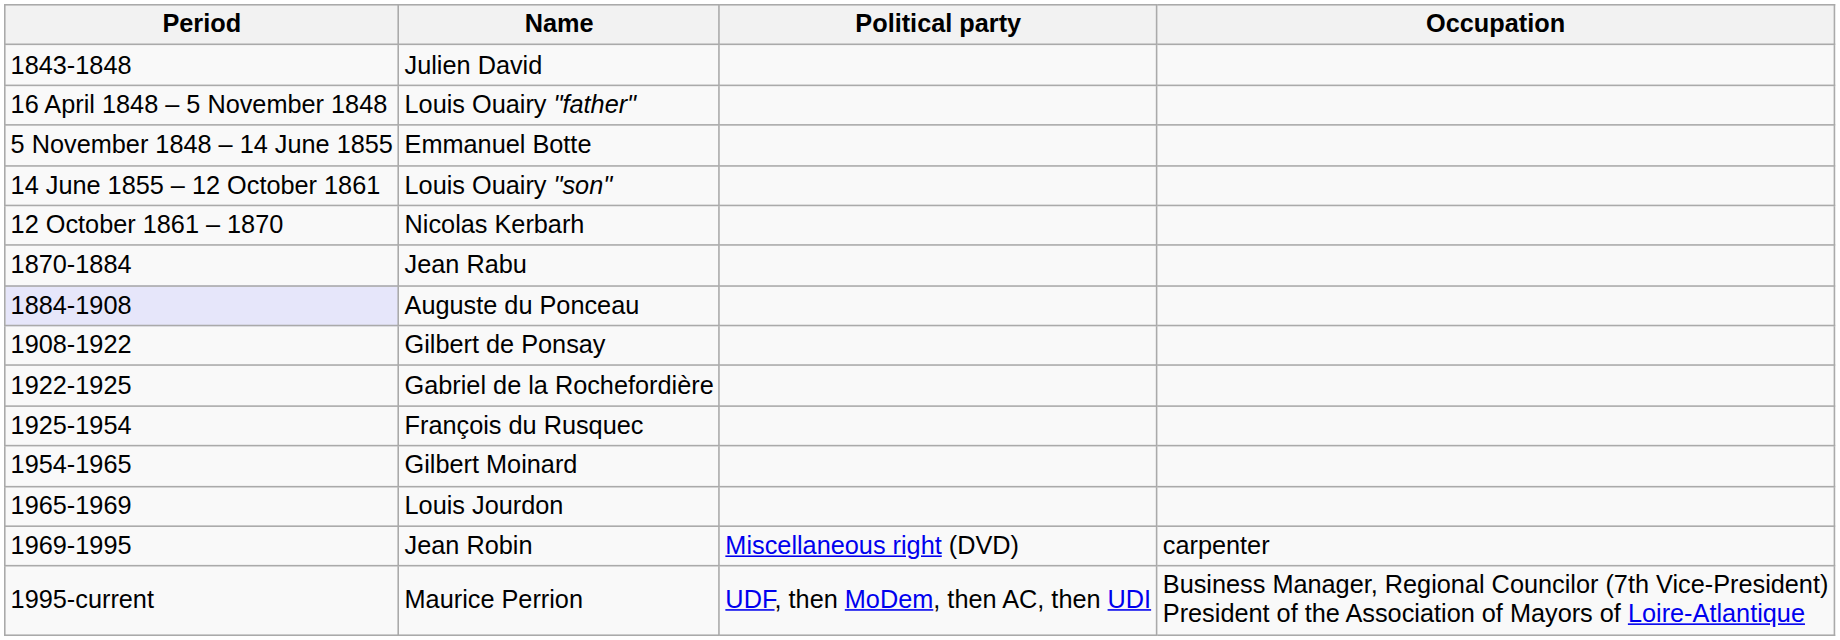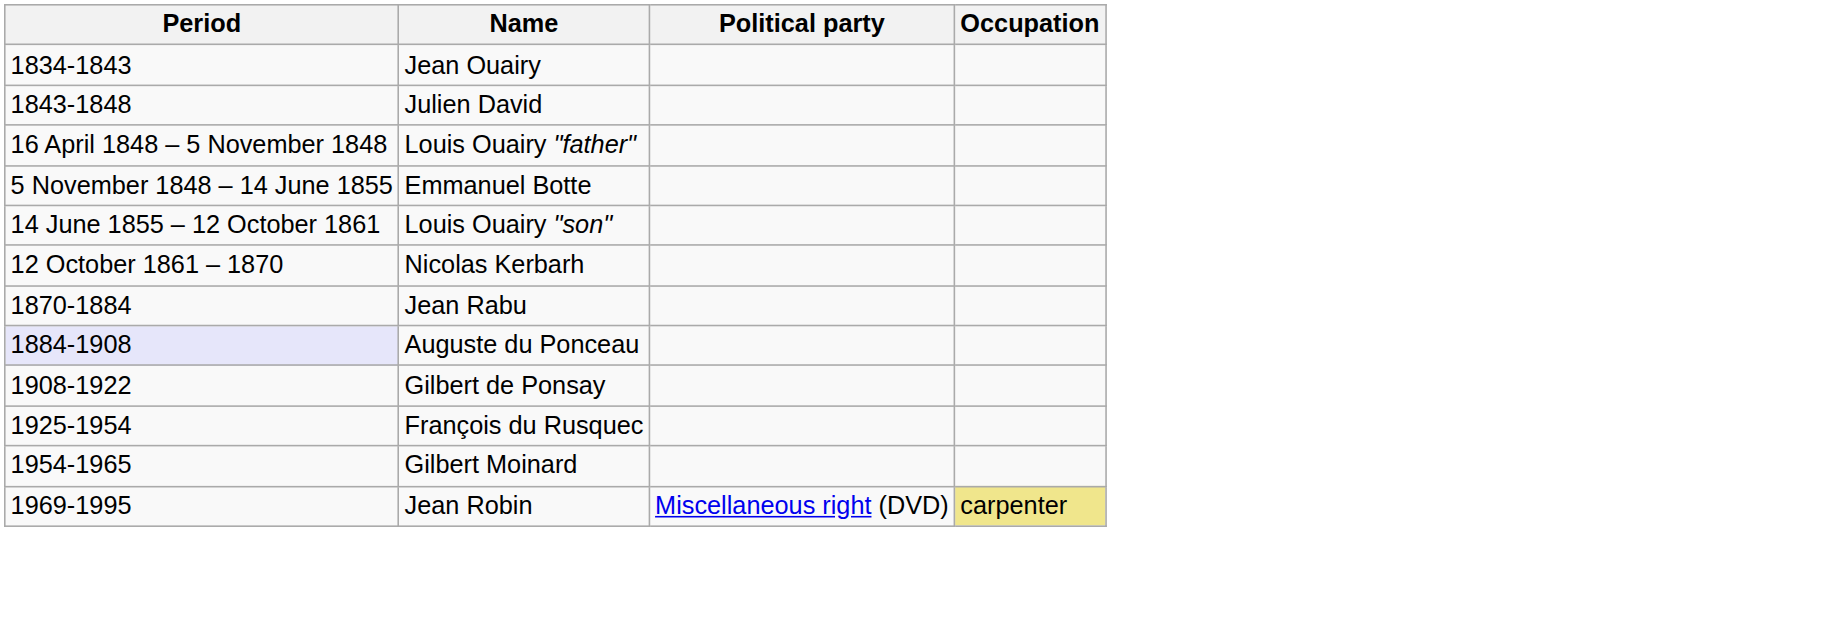+ row: (473, 64)
- row: (559, 385)
- row: (484, 505)
(1216, 545) no background -> (1014, 505) khaki background
- row: (494, 600)
